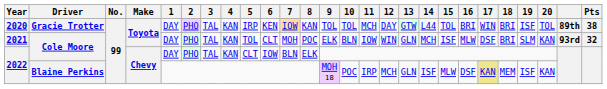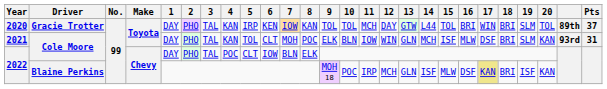(527, 25) ISF -> (527, 25) SLM
(592, 25) 38 -> (592, 25) 37
(592, 39) 32 -> (592, 39) 31
(230, 53) KAN -> (230, 53) POC
(508, 72) MEM -> (508, 72) BRI
